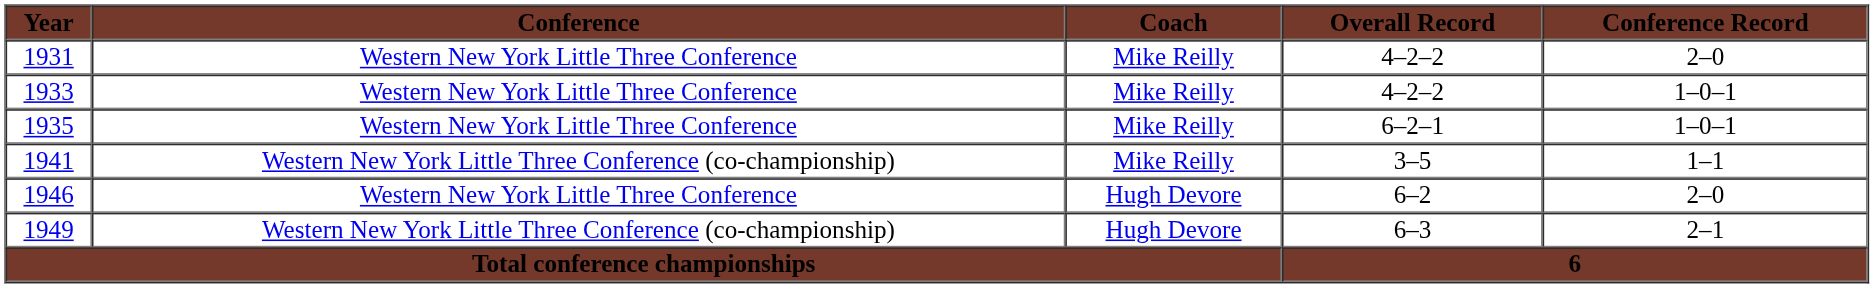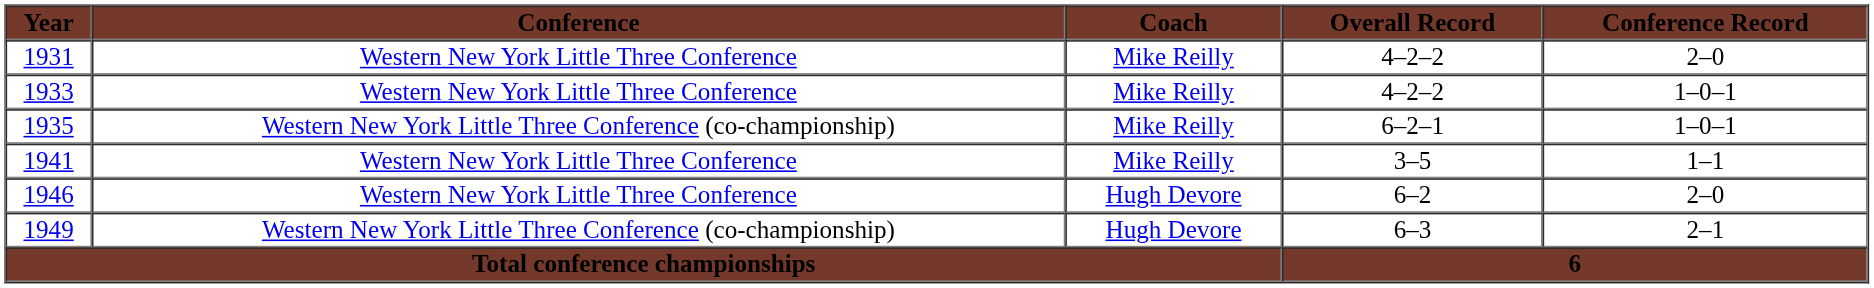(578, 126) Western New York Little Three Conference -> (578, 126) Western New York Little Three Conference (co-championship)
(578, 160) Western New York Little Three Conference (co-championship) -> (578, 160) Western New York Little Three Conference
